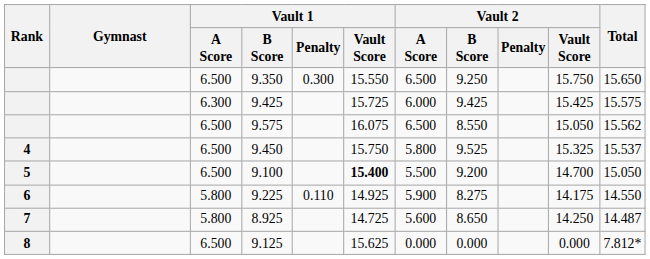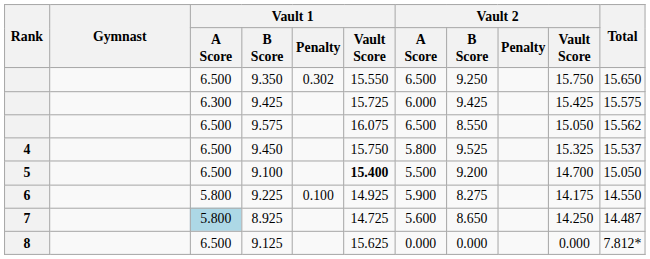(318, 79) 0.300 -> (318, 79) 0.302
(318, 196) 0.110 -> (318, 196) 0.100
(216, 219) no background -> (216, 219) lightblue background
